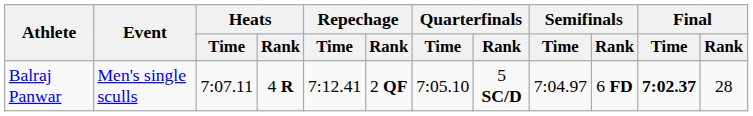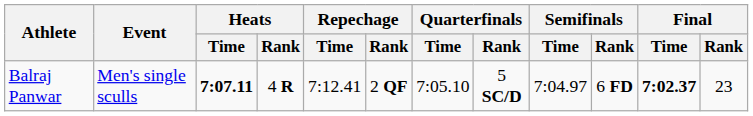(227, 86) normal -> (226, 86) bold
(724, 86) 28 -> (724, 86) 23
